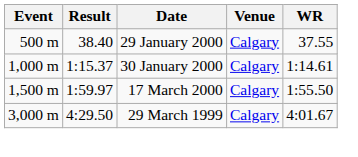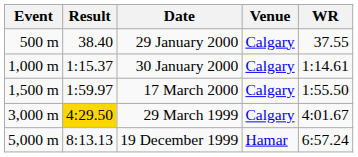(90, 115) no background -> (90, 115) gold background
+ row: (179, 139)
